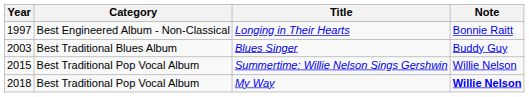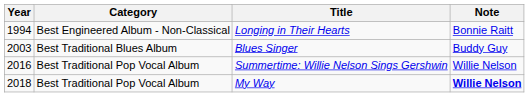(19, 30) 1997 -> (19, 30) 1994
(19, 65) 2015 -> (19, 65) 2016
